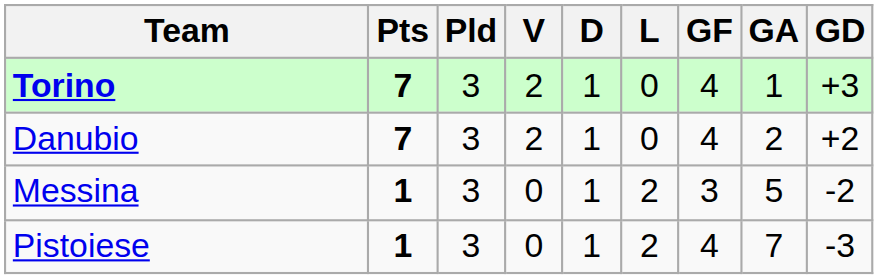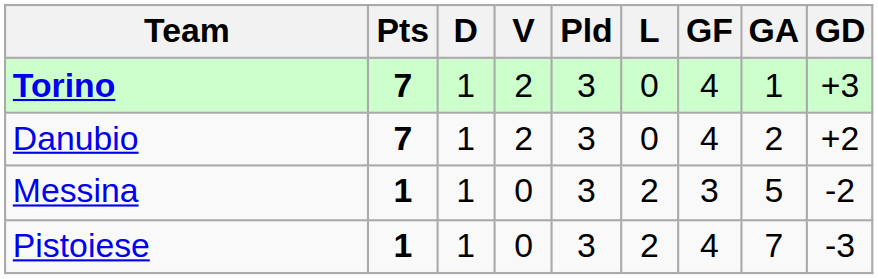columns swapped: (471, 31) <-> (592, 31)
